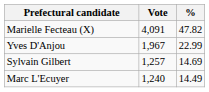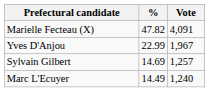columns swapped: (158, 12) <-> (191, 12)
